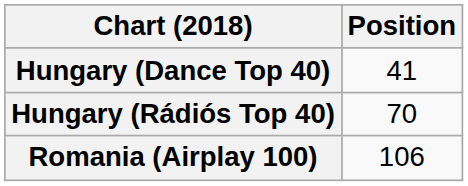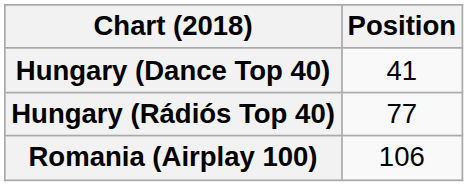(402, 113) 70 -> (402, 113) 77
